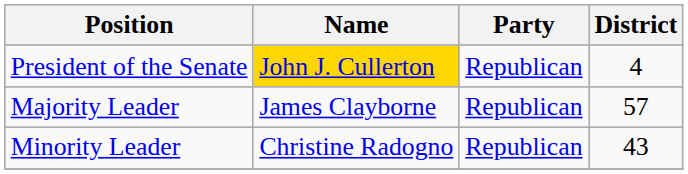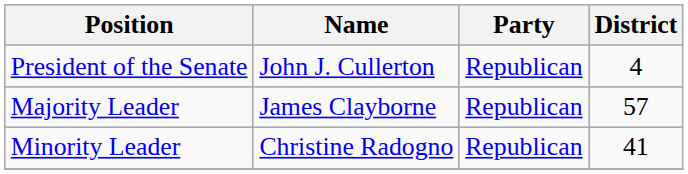(347, 65) gold background -> (347, 65) no background
(636, 147) 43 -> (636, 147) 41
